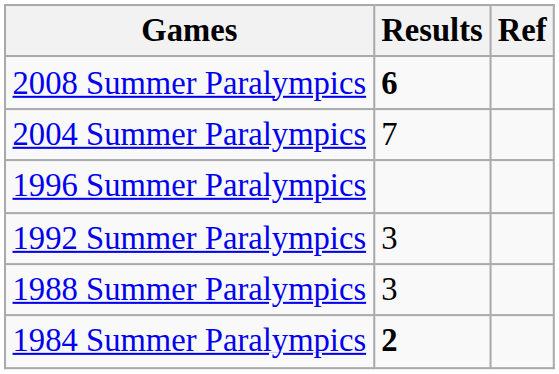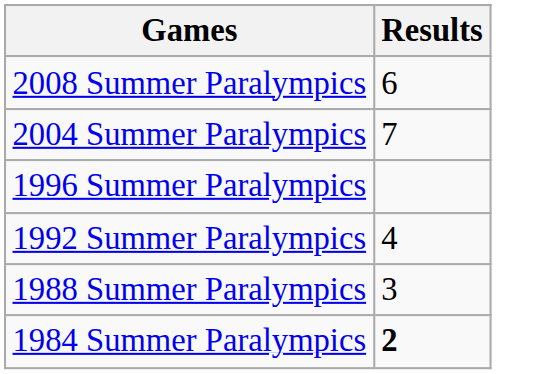- column: (522, 30)
(389, 82) bold -> (389, 82) normal
(389, 237) 3 -> (389, 237) 4
